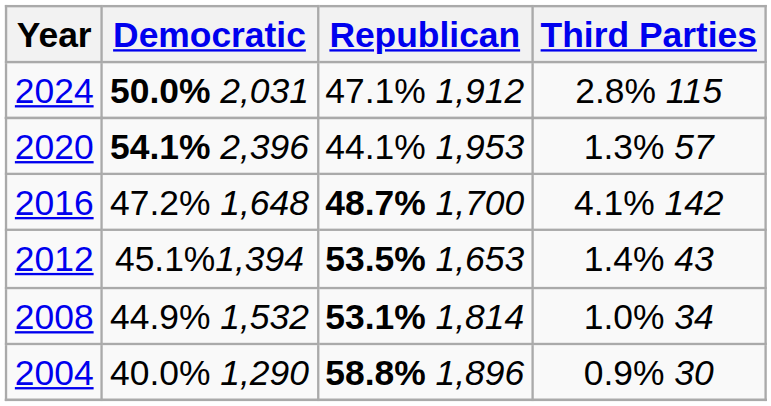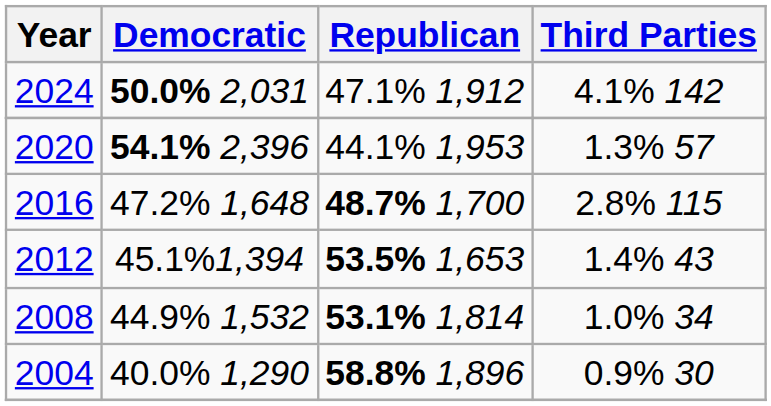(649, 91) 2.8% 115 -> (649, 91) 4.1% 142
(649, 203) 4.1% 142 -> (649, 203) 2.8% 115
